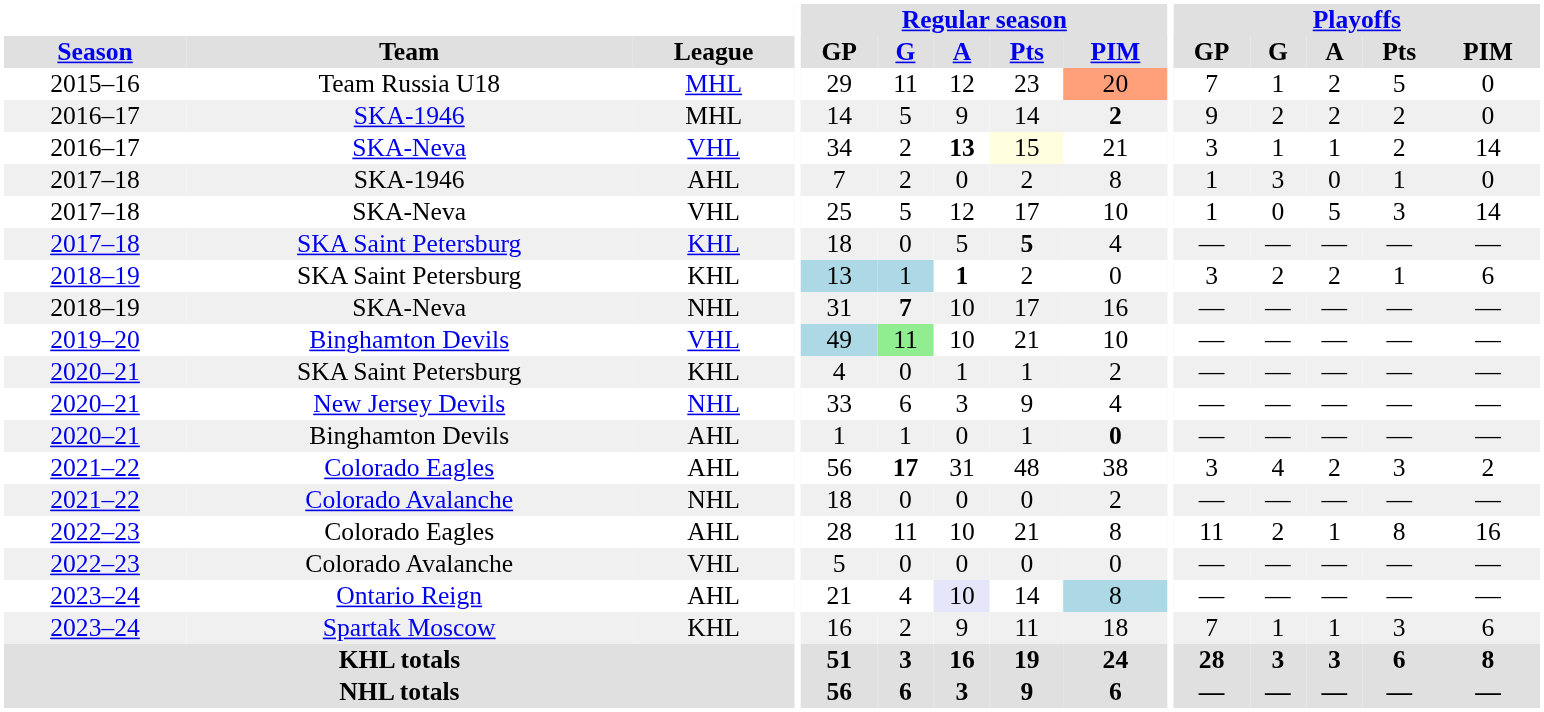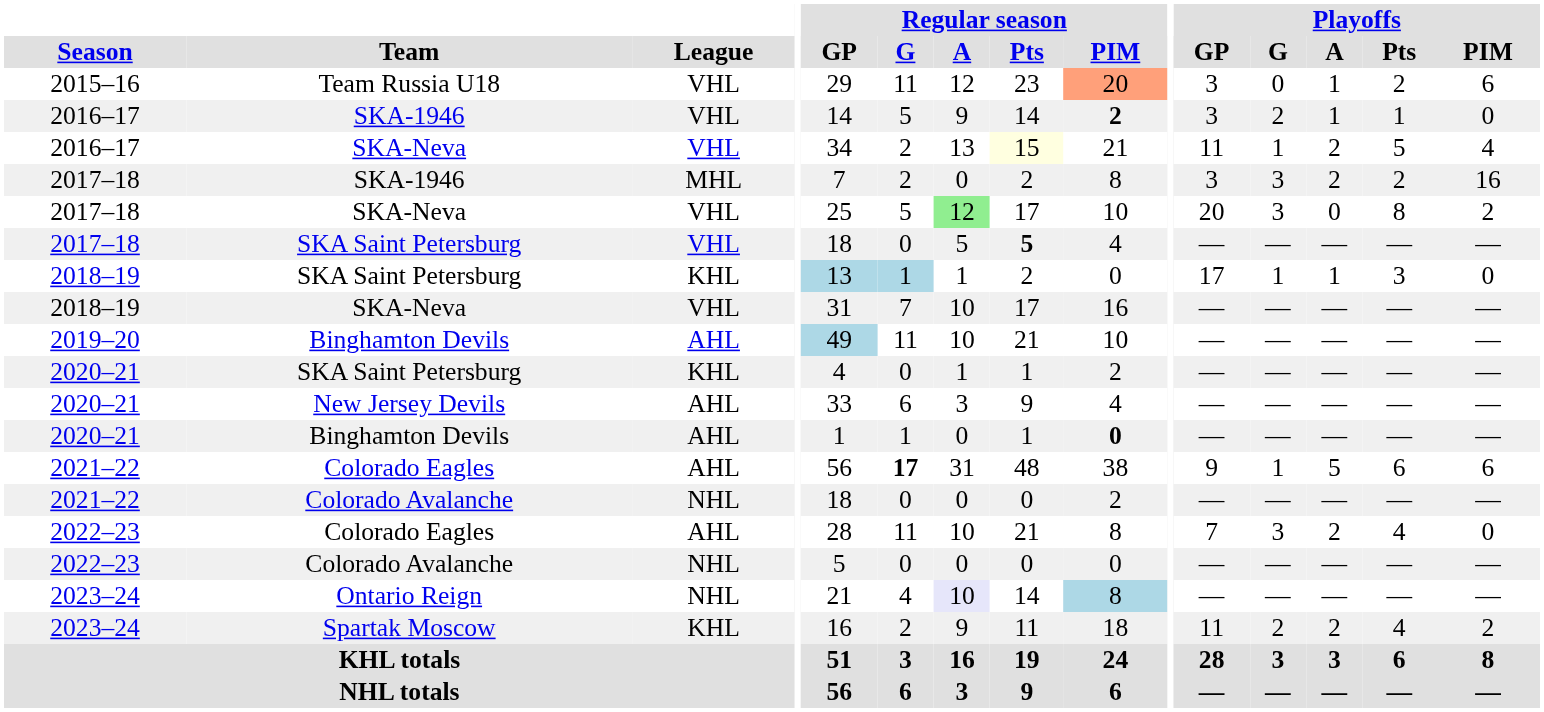(714, 83) MHL -> (714, 83) VHL
(1212, 83) 7 -> (1212, 83) 3
(1278, 83) 1 -> (1278, 83) 0
(1334, 83) 2 -> (1334, 83) 1
(1399, 83) 5 -> (1399, 83) 2
(1488, 83) 0 -> (1488, 83) 6
(714, 115) MHL -> (714, 115) VHL
(1212, 115) 9 -> (1212, 115) 3
(1334, 115) 2 -> (1334, 115) 1
(1399, 115) 2 -> (1399, 115) 1
(962, 147) bold -> (962, 147) normal
(1212, 147) 3 -> (1212, 147) 11
(1334, 147) 1 -> (1334, 147) 2
(1399, 147) 2 -> (1399, 147) 5
(1488, 147) 14 -> (1488, 147) 4
(714, 179) AHL -> (714, 179) MHL
(1212, 179) 1 -> (1212, 179) 3
(1334, 179) 0 -> (1334, 179) 2
(1399, 179) 1 -> (1399, 179) 2
(1488, 179) 0 -> (1488, 179) 16
(962, 211) no background -> (962, 211) lightgreen background
(1212, 211) 1 -> (1212, 211) 20
(1278, 211) 0 -> (1278, 211) 3
(1334, 211) 5 -> (1334, 211) 0
(1399, 211) 3 -> (1399, 211) 8
(1488, 211) 14 -> (1488, 211) 2
(714, 243) KHL -> (714, 243) VHL
(962, 275) bold -> (962, 275) normal
(1212, 275) 3 -> (1212, 275) 17
(1278, 275) 2 -> (1278, 275) 1
(1334, 275) 2 -> (1334, 275) 1
(1399, 275) 1 -> (1399, 275) 3
(1488, 275) 6 -> (1488, 275) 0
(714, 307) NHL -> (714, 307) VHL
(905, 307) bold -> (905, 307) normal
(714, 339) VHL -> (714, 339) AHL
(905, 339) lightgreen background -> (905, 339) no background
(714, 403) NHL -> (714, 403) AHL
(1212, 467) 3 -> (1212, 467) 9
(1278, 467) 4 -> (1278, 467) 1
(1334, 467) 2 -> (1334, 467) 5
(1399, 467) 3 -> (1399, 467) 6
(1488, 467) 2 -> (1488, 467) 6
(1212, 531) 11 -> (1212, 531) 7
(1278, 531) 2 -> (1278, 531) 3
(1334, 531) 1 -> (1334, 531) 2
(1399, 531) 8 -> (1399, 531) 4
(1488, 531) 16 -> (1488, 531) 0
(714, 563) VHL -> (714, 563) NHL
(714, 595) AHL -> (714, 595) NHL
(1212, 627) 7 -> (1212, 627) 11
(1278, 627) 1 -> (1278, 627) 2
(1334, 627) 1 -> (1334, 627) 2
(1399, 627) 3 -> (1399, 627) 4
(1488, 627) 6 -> (1488, 627) 2
